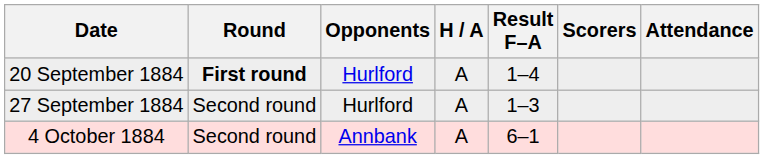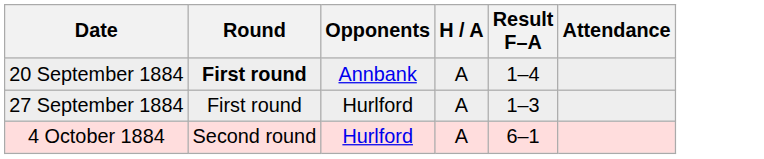- column: (600, 31)
(378, 74) Hurlford -> (378, 74) Annbank
(254, 105) Second round -> (254, 105) First round
(378, 136) Annbank -> (378, 136) Hurlford
